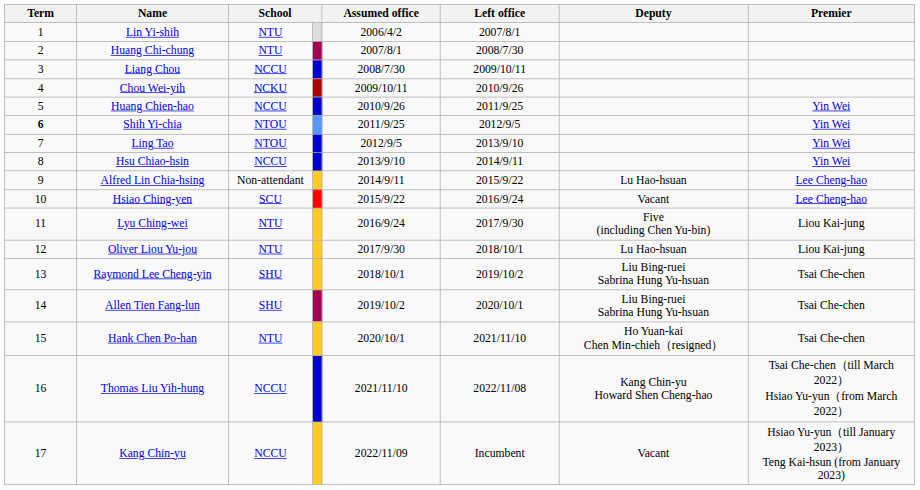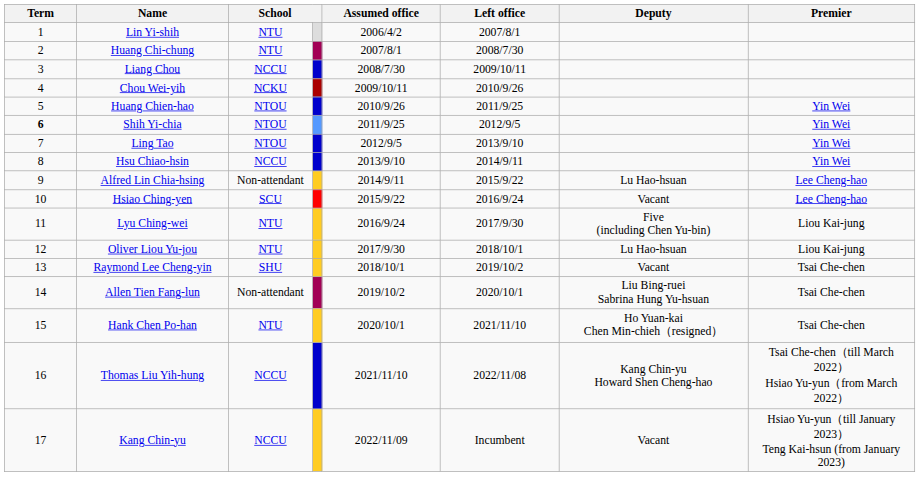(270, 106) NCCU -> (270, 106) NTOU
(653, 274) Liu Bing-ruei Sabrina Hung Yu-hsuan -> (653, 267) Vacant
(270, 305) SHU -> (270, 292) Non-attendant
